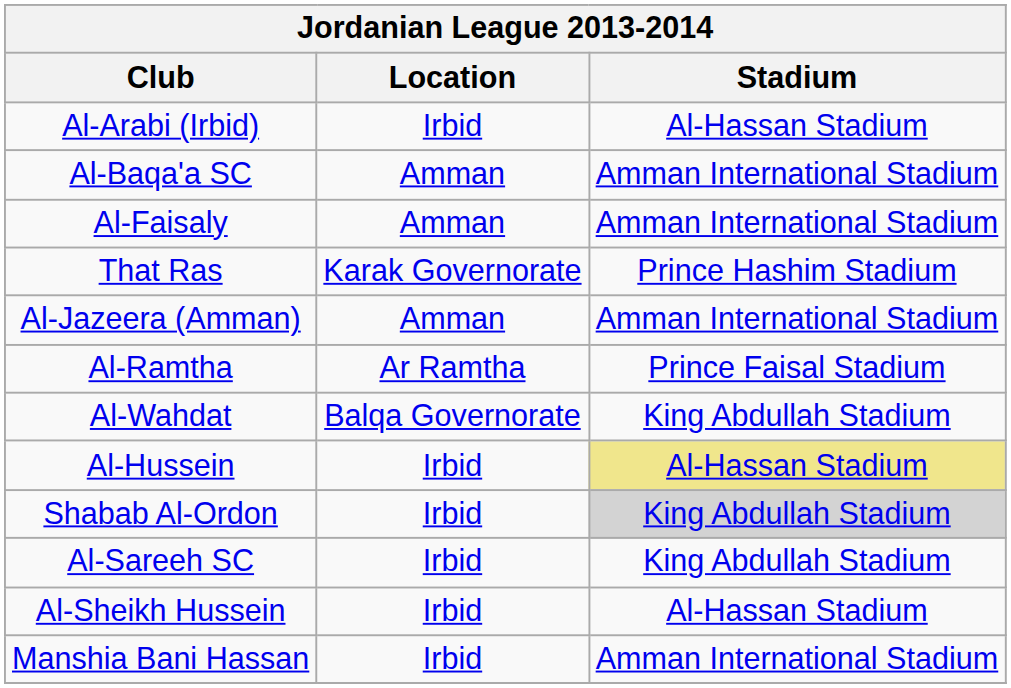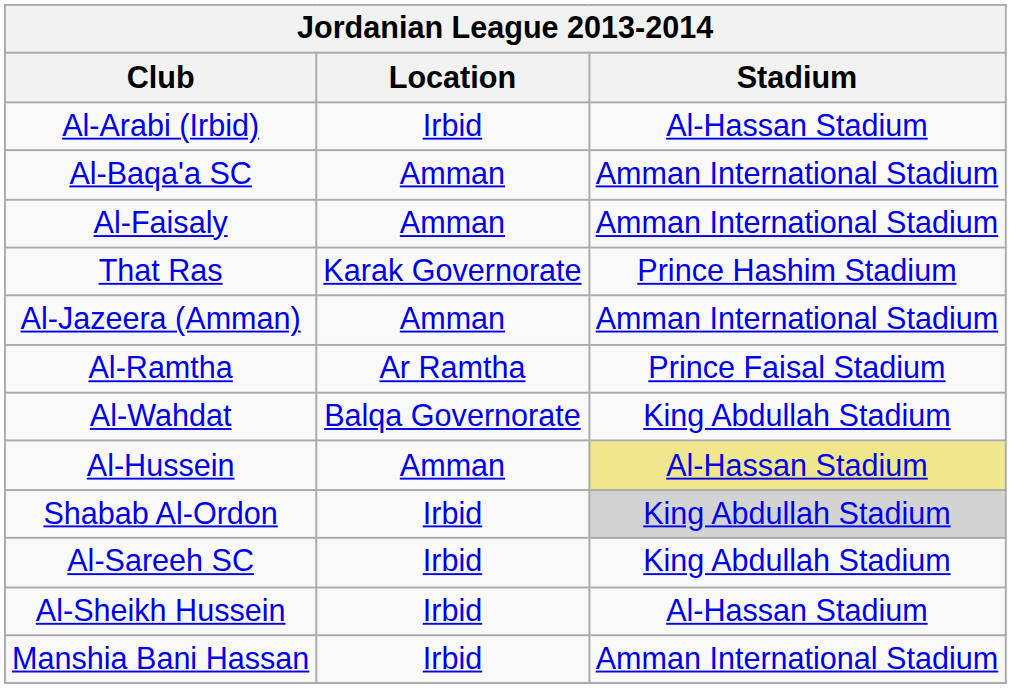(452, 464) Irbid -> (452, 464) Amman
